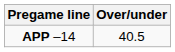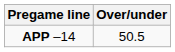(132, 36) 40.5 -> (132, 36) 50.5
